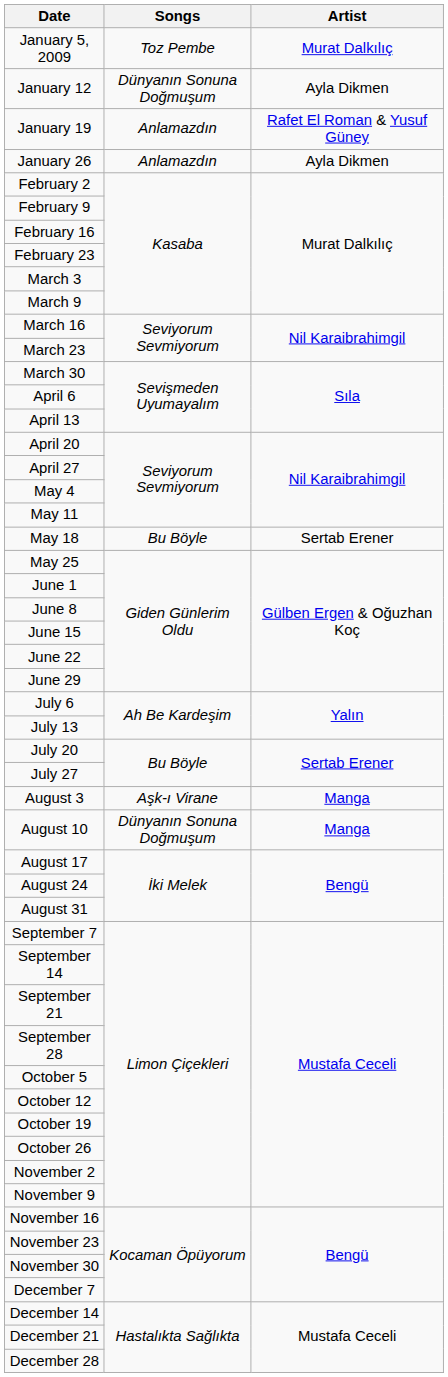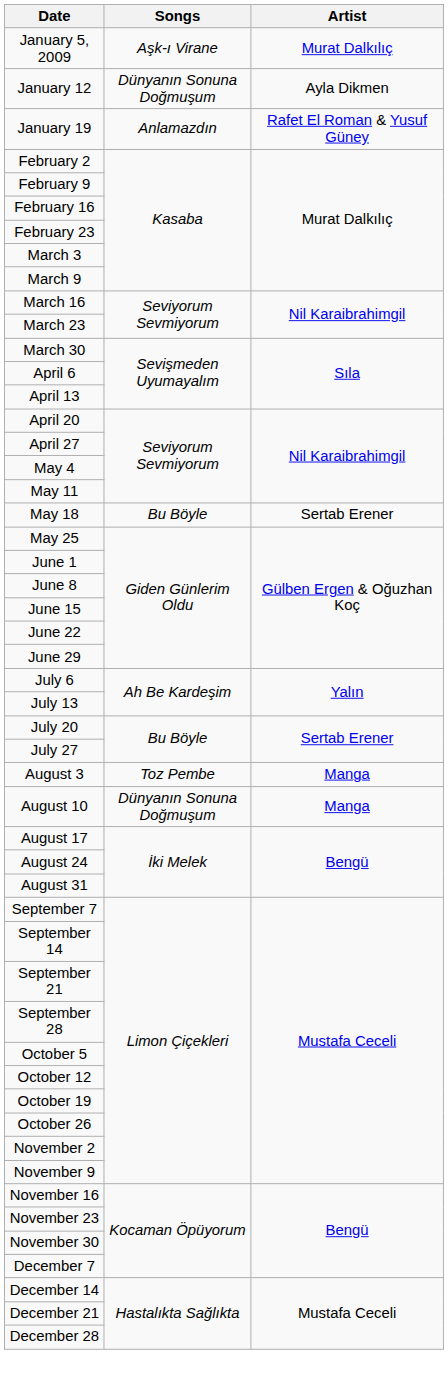(178, 48) Toz Pembe -> (177, 48) Aşk-ı Virane
- row: (54, 160)
(177, 798) Aşk-ı Virane -> (178, 774) Toz Pembe
